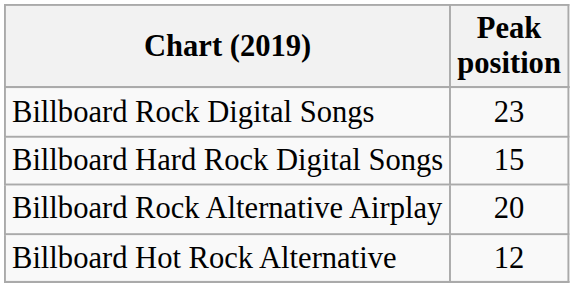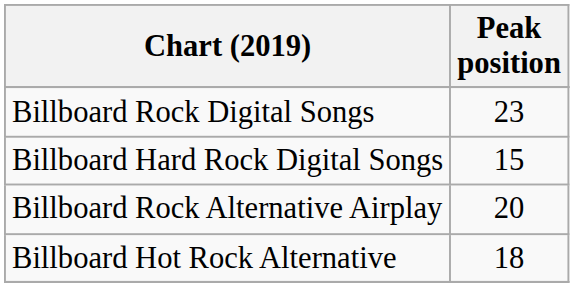(509, 256) 12 -> (509, 256) 18
